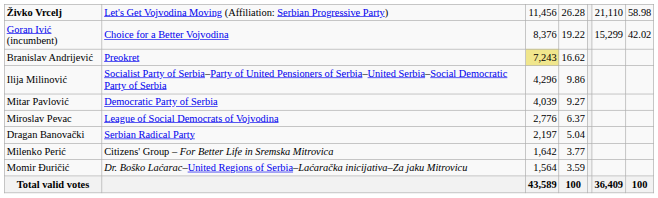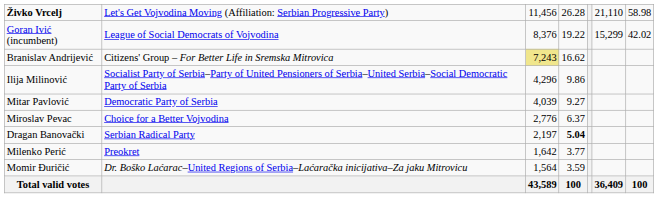(166, 35) Choice for a Better Vojvodina -> (191, 35) League of Social Democrats of Vojvodina
(122, 57) Preokret -> (219, 57) Citizens' Group – For Better Life in Sremska Mitrovica
(191, 118) League of Social Democrats of Vojvodina -> (166, 118) Choice for a Better Vojvodina
(576, 135) normal -> (576, 135) bold
(219, 151) Citizens' Group – For Better Life in Sremska Mitrovica -> (122, 151) Preokret
